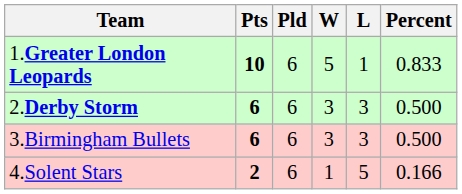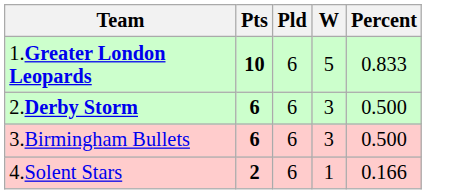- column: (364, 20)
